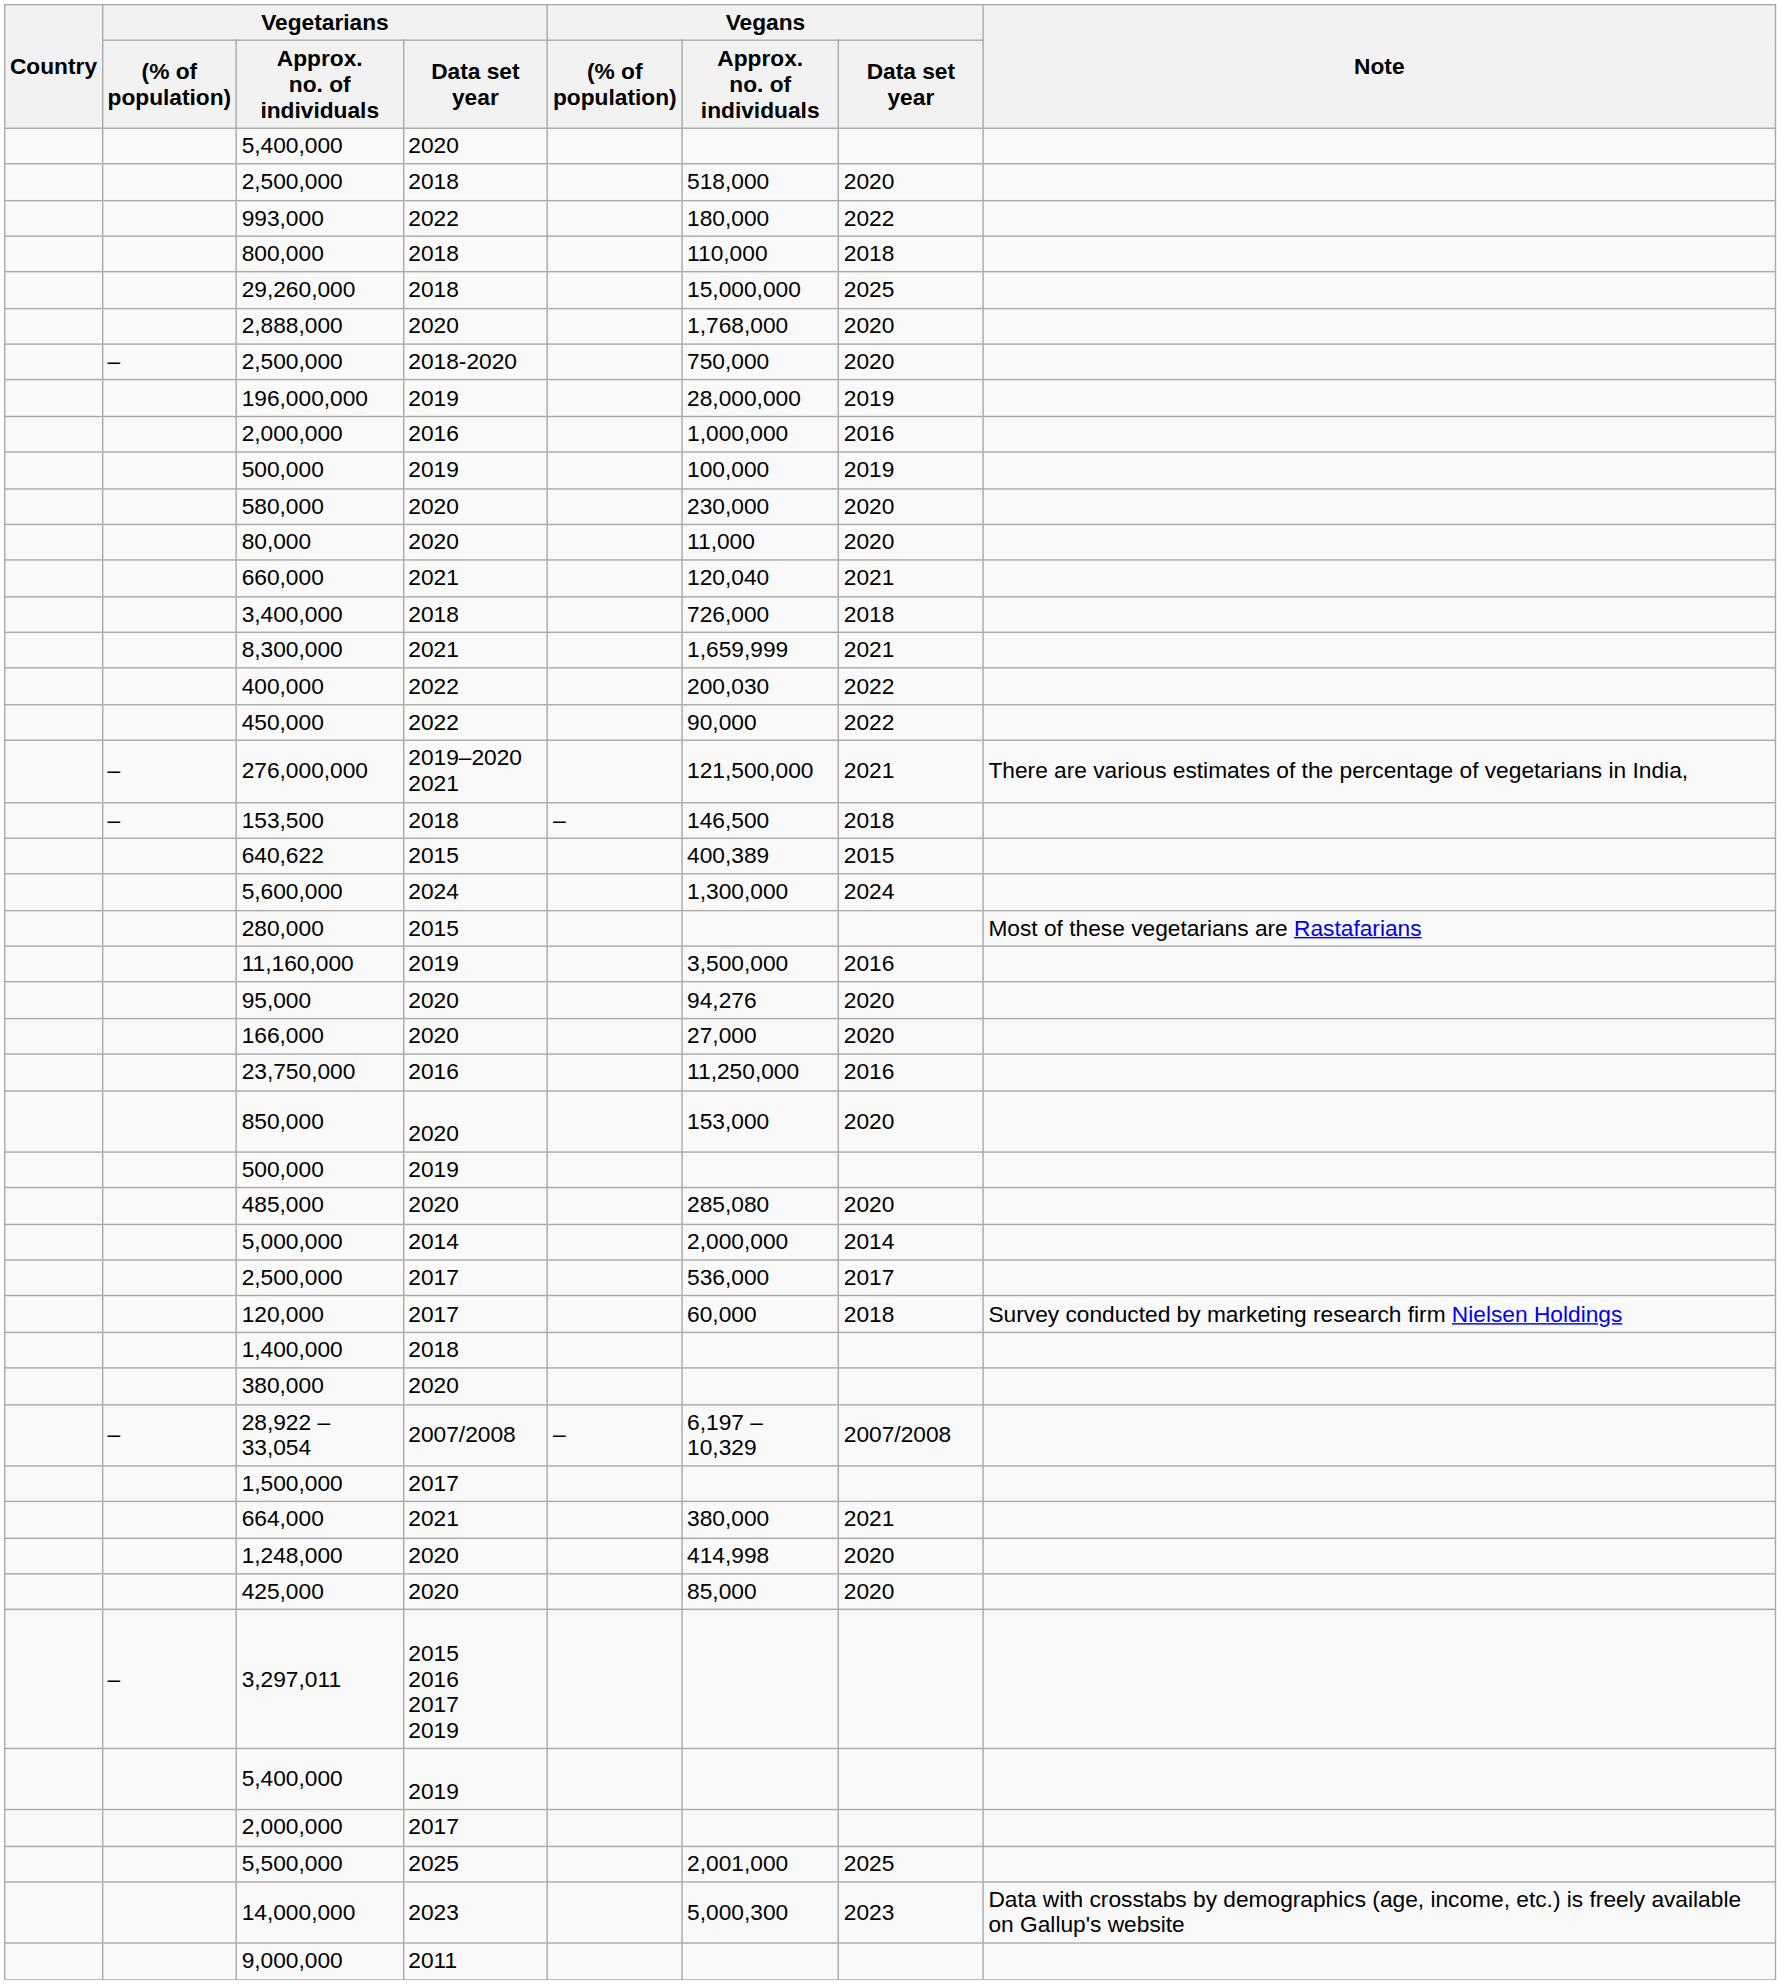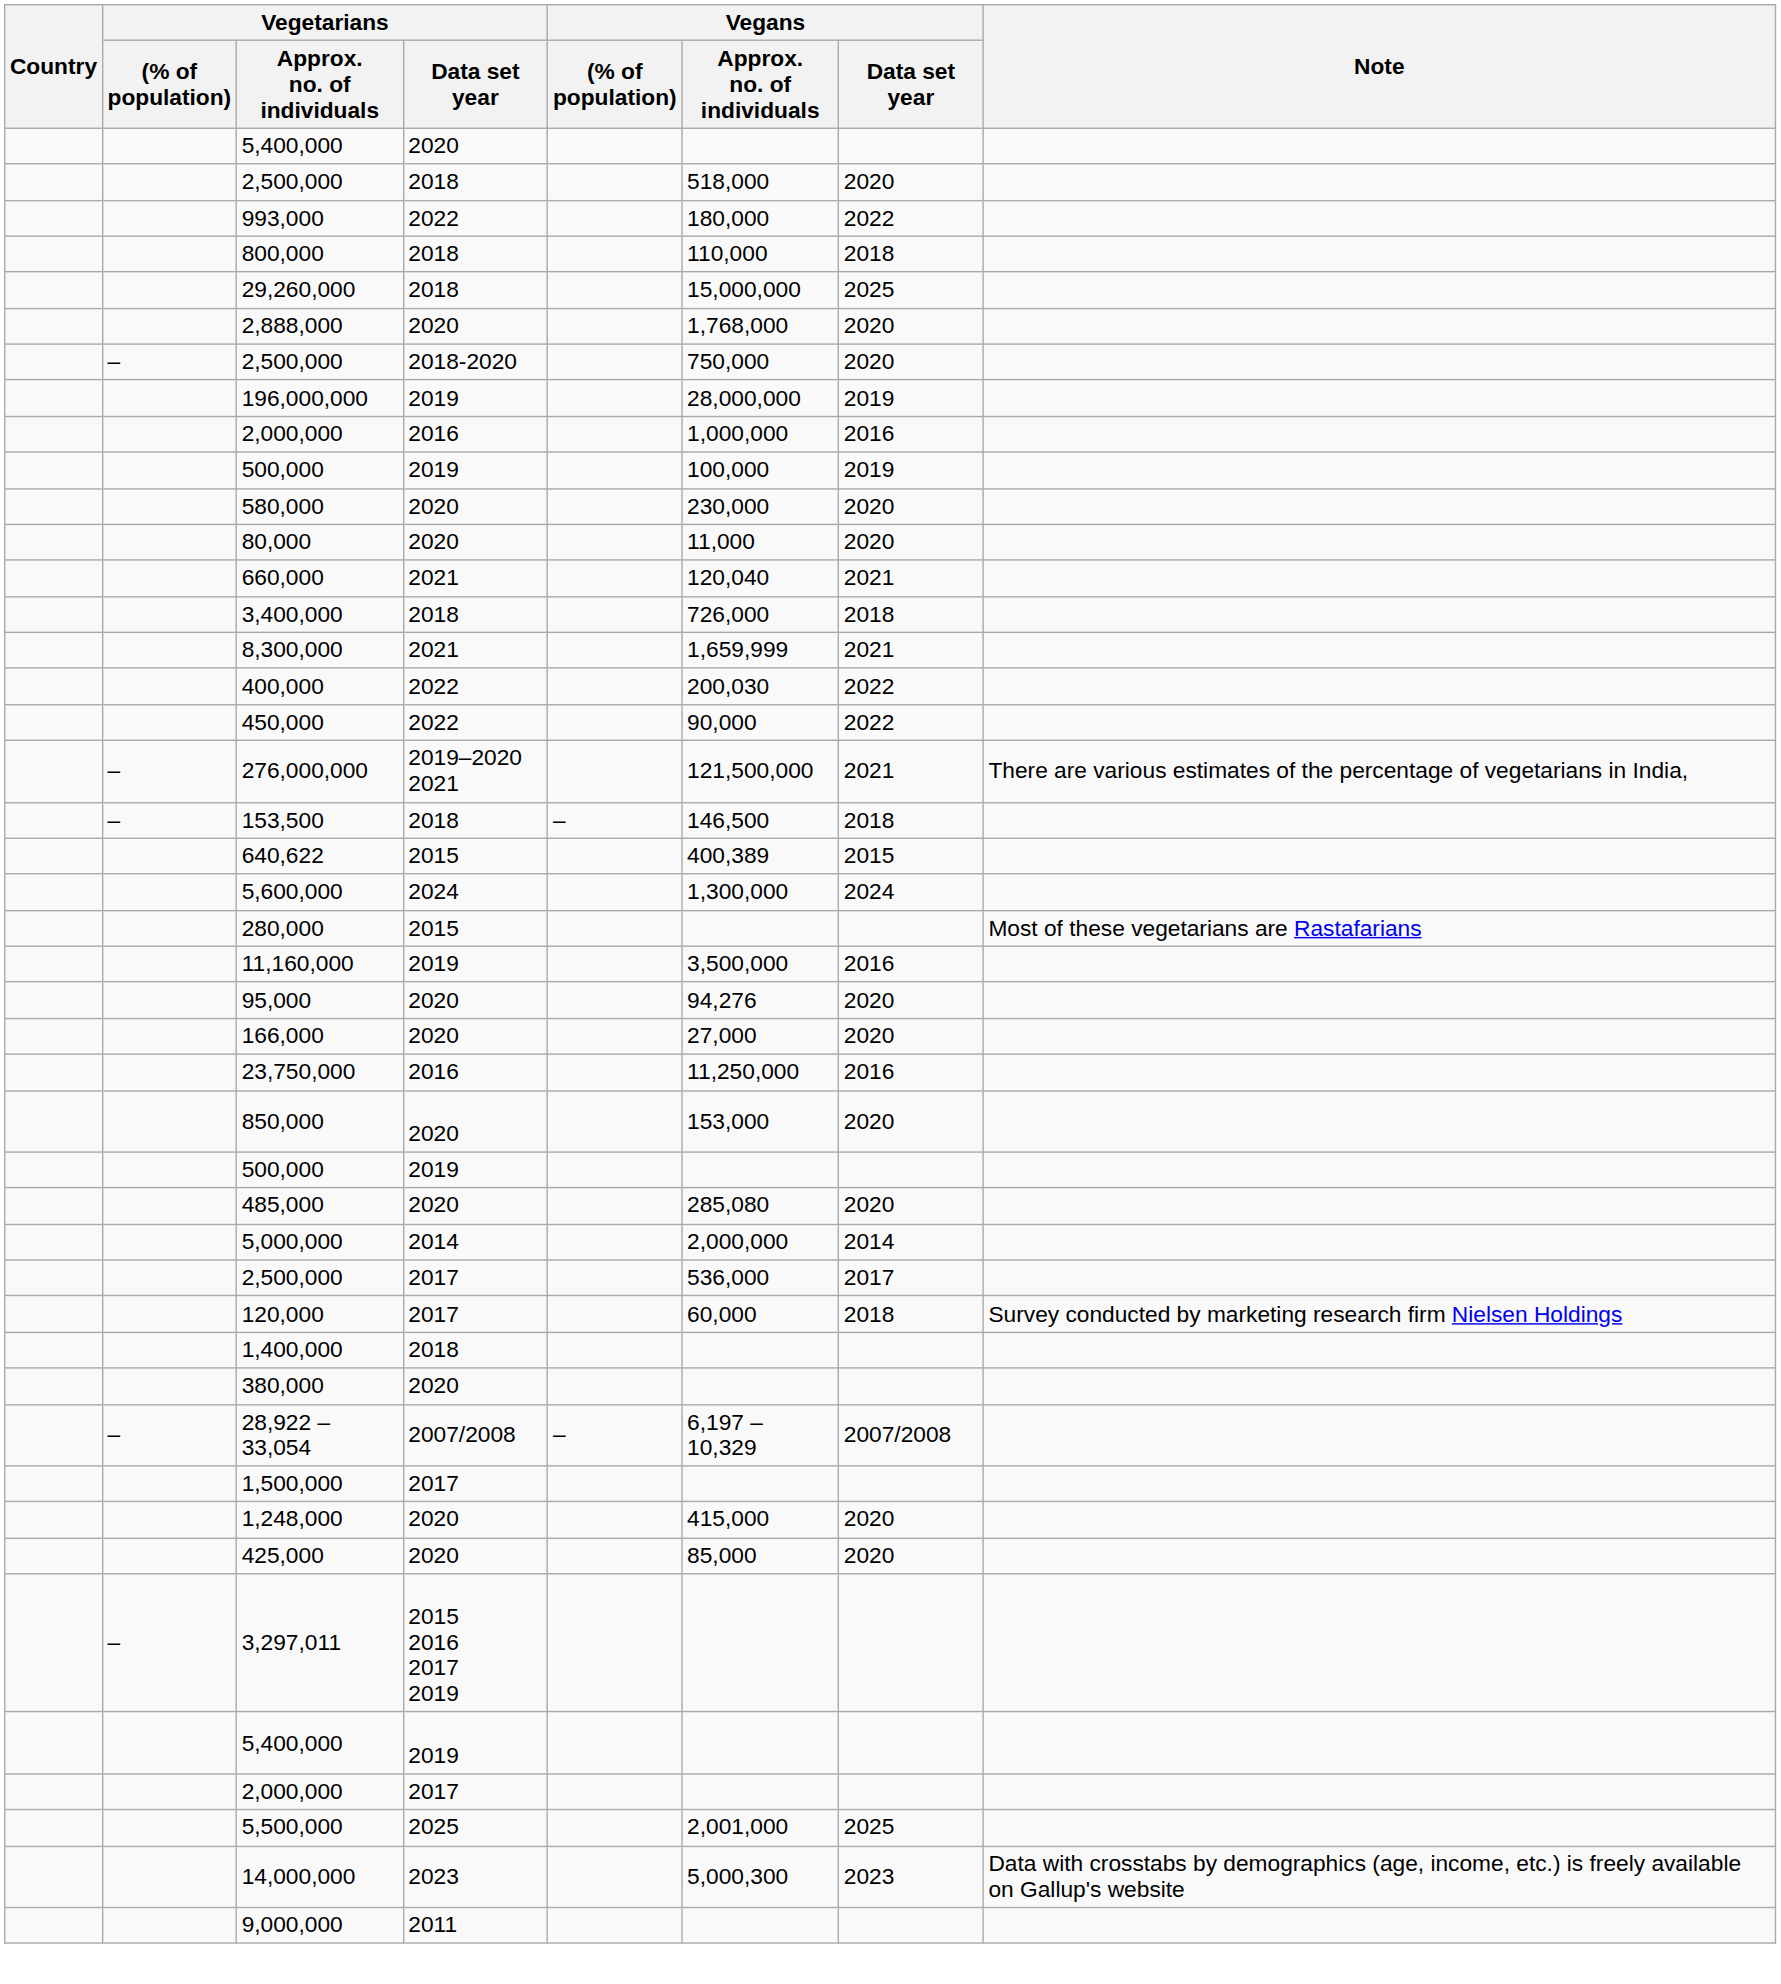- row: (283, 1519)
(728, 1555) 414,998 -> (728, 1519) 415,000
